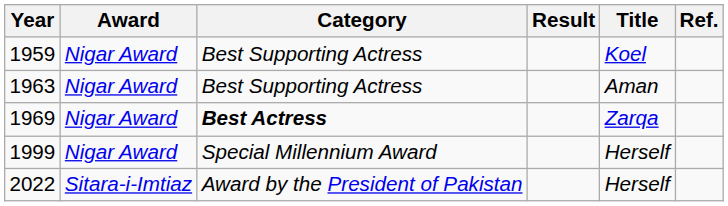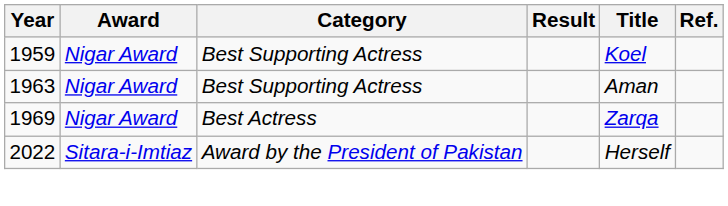(264, 119) bold -> (259, 119) normal
- row: (32, 151)
